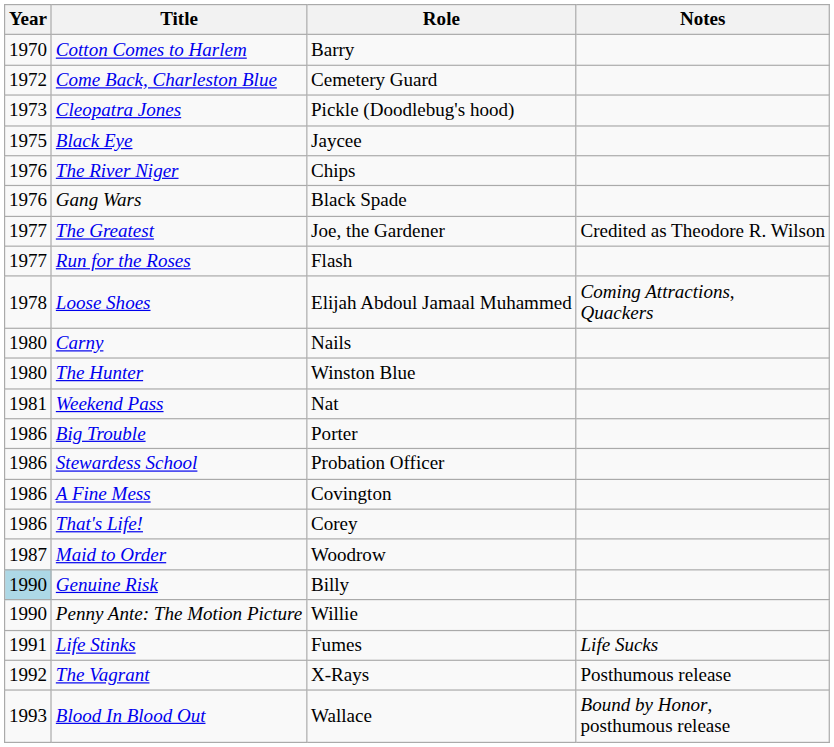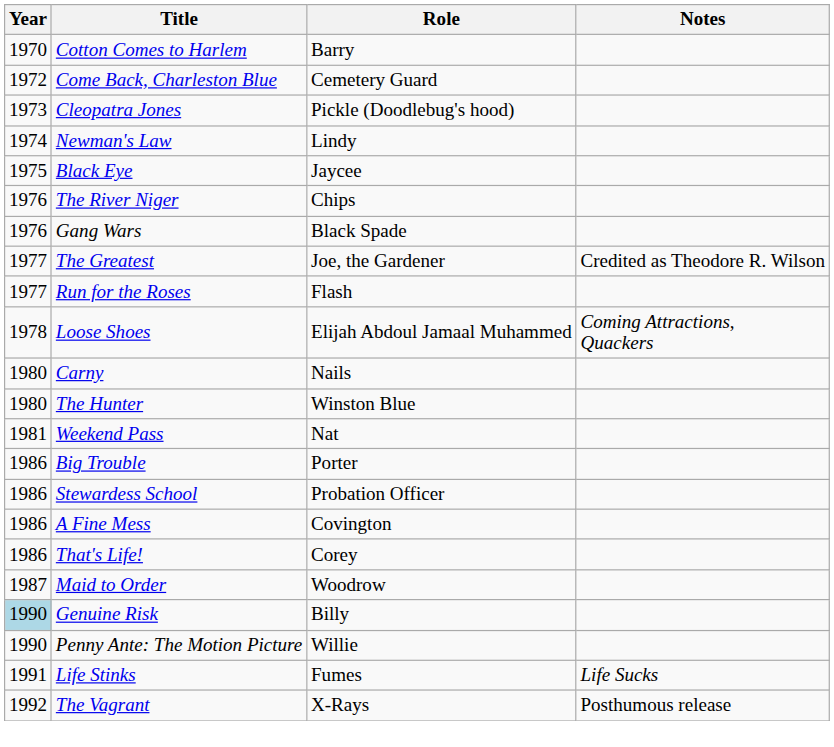+ row: (114, 140)
- row: (131, 716)
